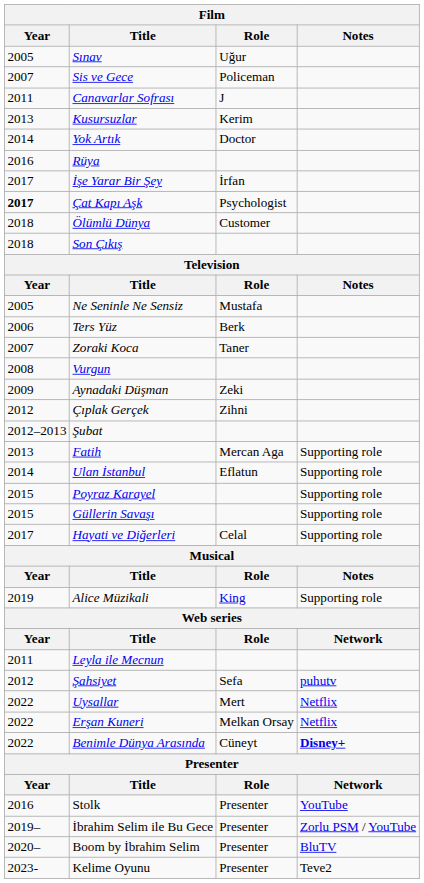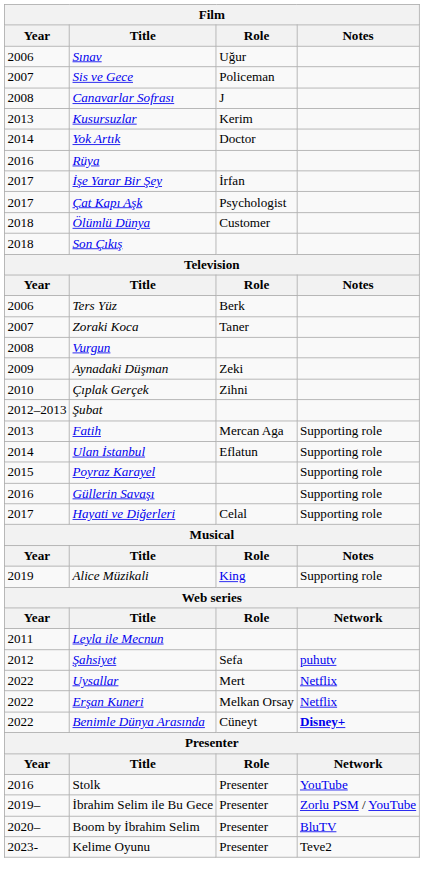(21, 56) 2005 -> (21, 56) 2006
(20, 98) 2011 -> (21, 98) 2008
(21, 202) bold -> (21, 202) normal
- row: (128, 306)
(21, 410) 2012 -> (21, 389) 2010
(21, 514) 2015 -> (21, 493) 2016
